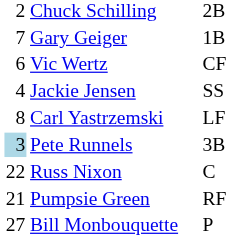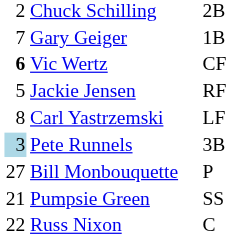(15, 64) normal -> (15, 64) bold
(15, 91) 4 -> (15, 91) 5
(213, 91) SS -> (214, 91) RF
rows swapped: (76, 171) <-> (114, 225)
(214, 198) RF -> (213, 198) SS
